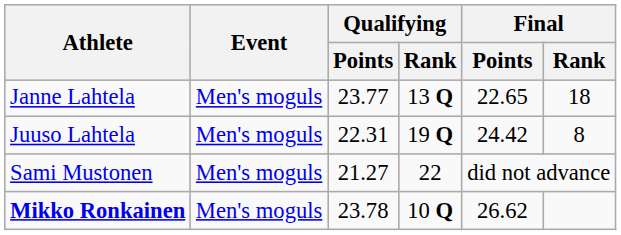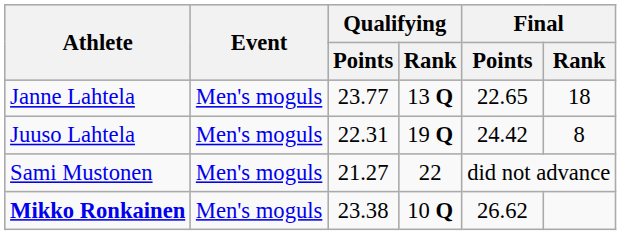(363, 209) 23.78 -> (363, 209) 23.38
